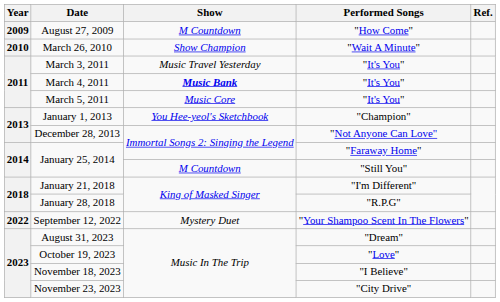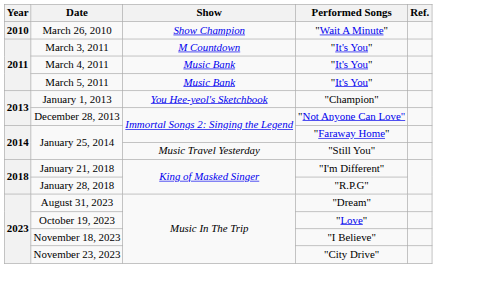- row: (77, 30)
(210, 64) Music Travel Yesterday -> (209, 47) M Countdown
(210, 82) bold -> (209, 64) normal
(210, 99) Music Core -> (209, 82) Music Bank
(210, 168) M Countdown -> (209, 151) Music Travel Yesterday
- row: (77, 220)
